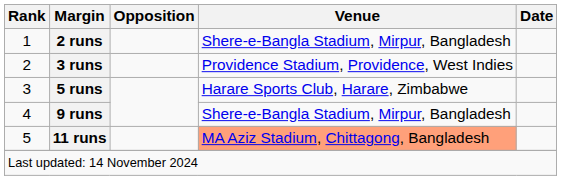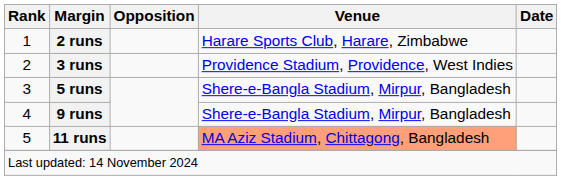(356, 41) Shere-e-Bangla Stadium, Mirpur, Bangladesh -> (335, 41) Harare Sports Club, Harare, Zimbabwe
(335, 89) Harare Sports Club, Harare, Zimbabwe -> (356, 89) Shere-e-Bangla Stadium, Mirpur, Bangladesh
